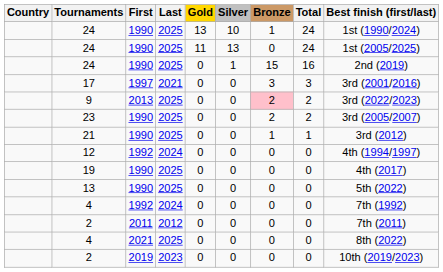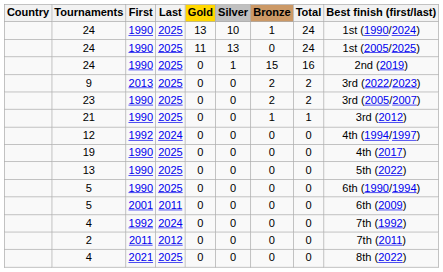- row: (89, 83)
(272, 100) pink background -> (272, 83) no background
+ row: (89, 188)
+ row: (89, 205)
- row: (89, 258)
